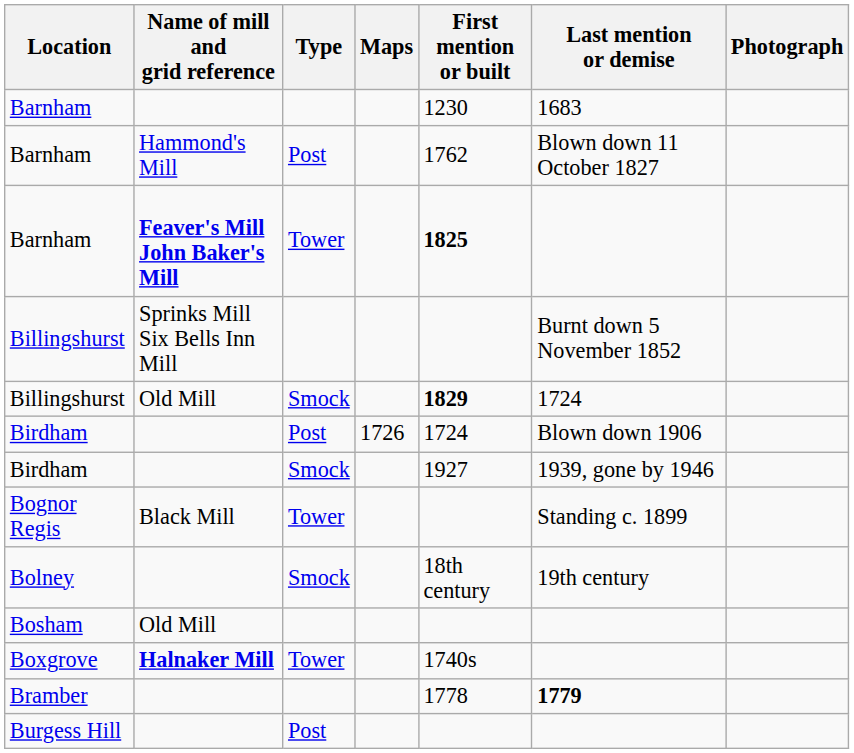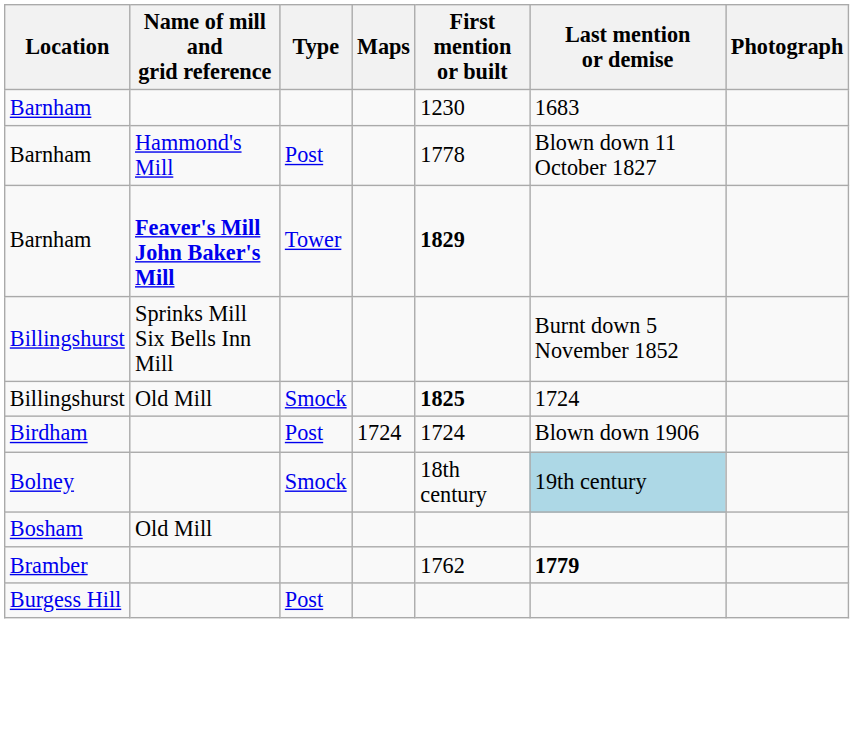(446, 155) 1762 -> (443, 155) 1778
(446, 240) 1825 -> (443, 240) 1829
(446, 398) 1829 -> (443, 398) 1825
(382, 433) 1726 -> (379, 433) 1724
- row: (49, 469)
- row: (43, 516)
(593, 577) no background -> (591, 481) lightblue background
- row: (54, 660)
(446, 695) 1778 -> (443, 564) 1762
